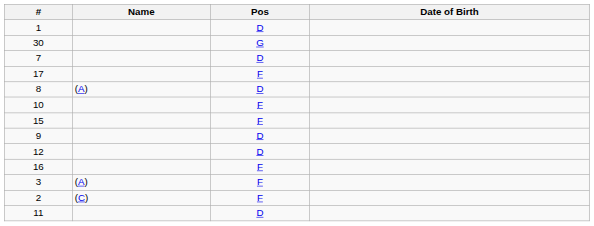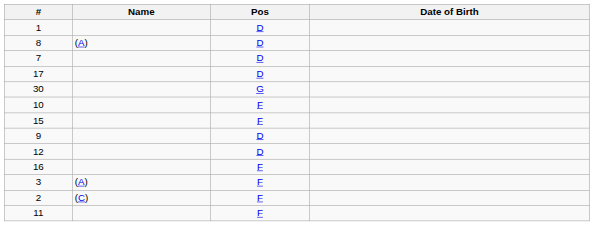rows swapped: (38, 89) <-> (38, 43)
(260, 74) F -> (260, 74) D
(260, 213) D -> (260, 213) F
